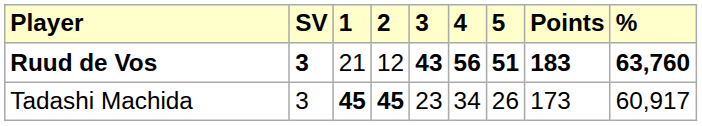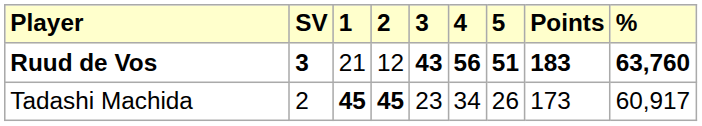(302, 100) 3 -> (302, 100) 2
